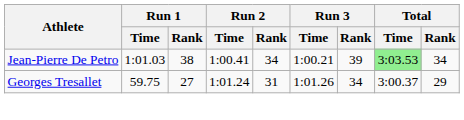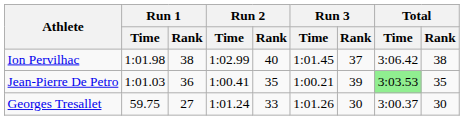+ row: (43, 60)
(187, 60) 38 -> (187, 82) 36
(271, 60) 34 -> (271, 82) 35
(440, 60) 34 -> (440, 82) 35
(271, 82) 31 -> (271, 104) 33
(356, 82) 34 -> (356, 104) 30
(440, 82) 29 -> (440, 104) 30
